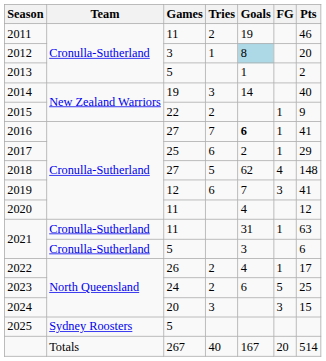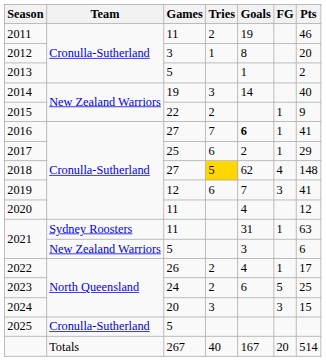(244, 53) lightblue background -> (244, 53) no background
(212, 170) no background -> (212, 170) gold background
(99, 229) Cronulla-Sutherland -> (91, 229) Sydney Roosters
(99, 248) Cronulla-Sutherland -> (105, 248) New Zealand Warriors
(91, 326) Sydney Roosters -> (99, 326) Cronulla-Sutherland
